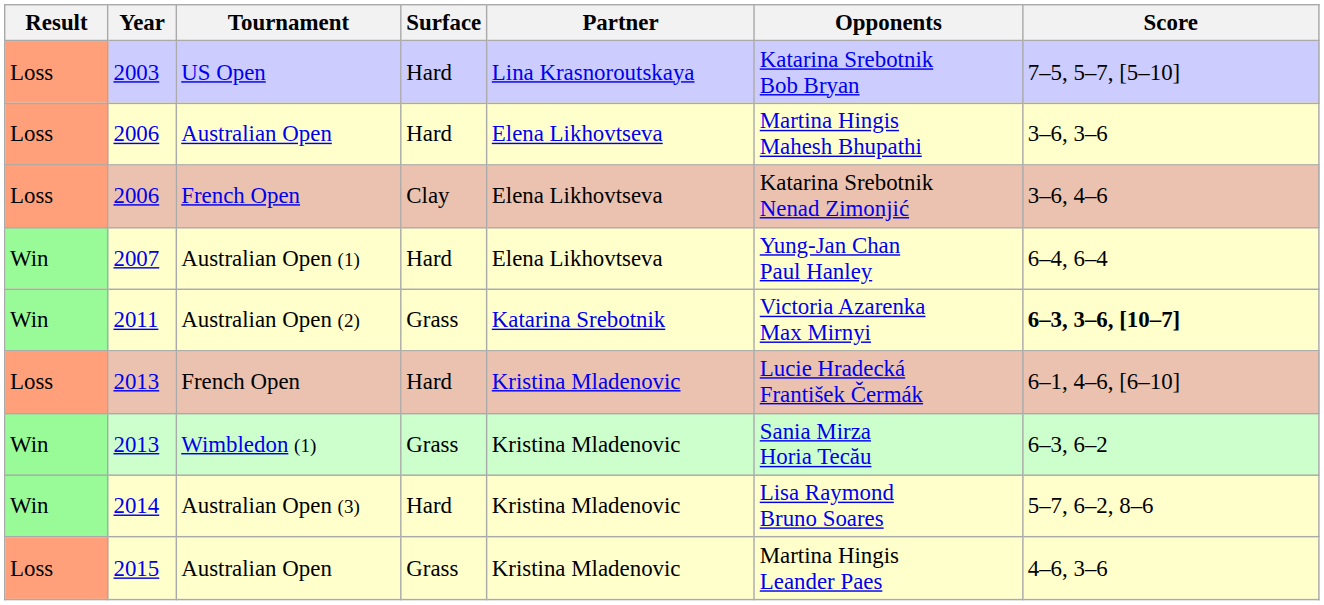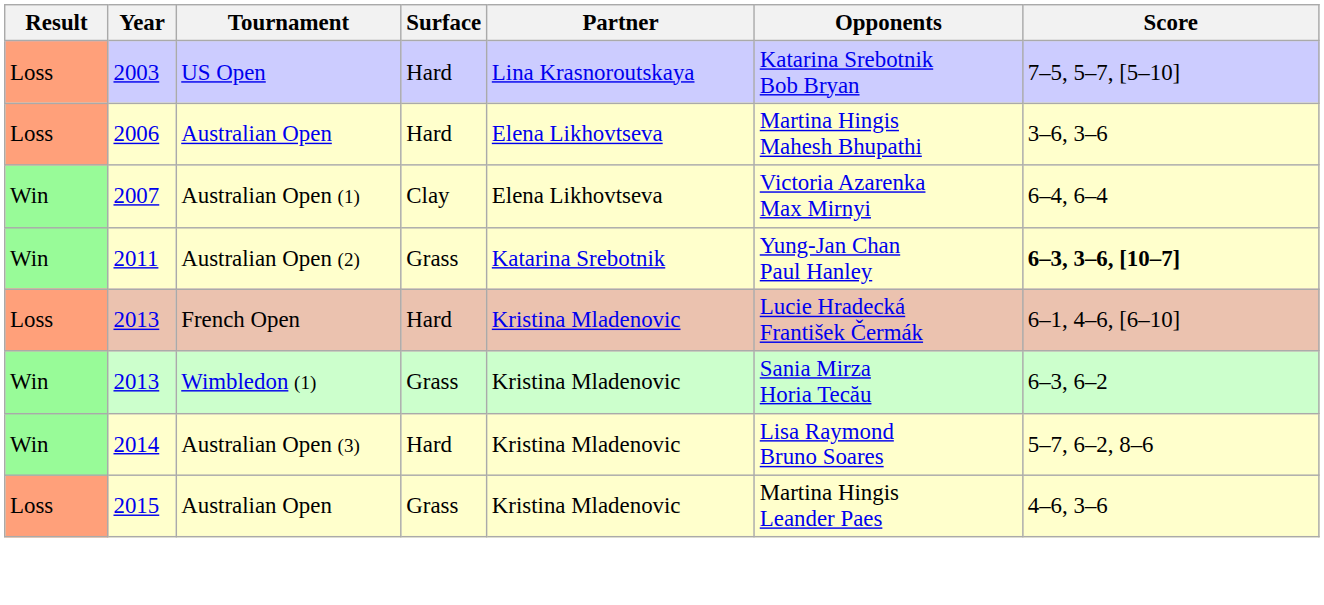- row: (136, 195)
(429, 257) Hard -> (428, 195) Clay
(830, 257) Yung-Jan Chan Paul Hanley -> (843, 195) Victoria Azarenka Max Mirnyi
(843, 319) Victoria Azarenka Max Mirnyi -> (830, 257) Yung-Jan Chan Paul Hanley
